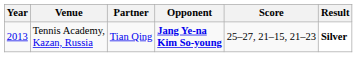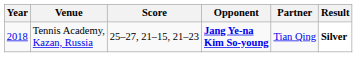columns swapped: (131, 13) <-> (271, 13)
(17, 37) 2013 -> (17, 37) 2018
